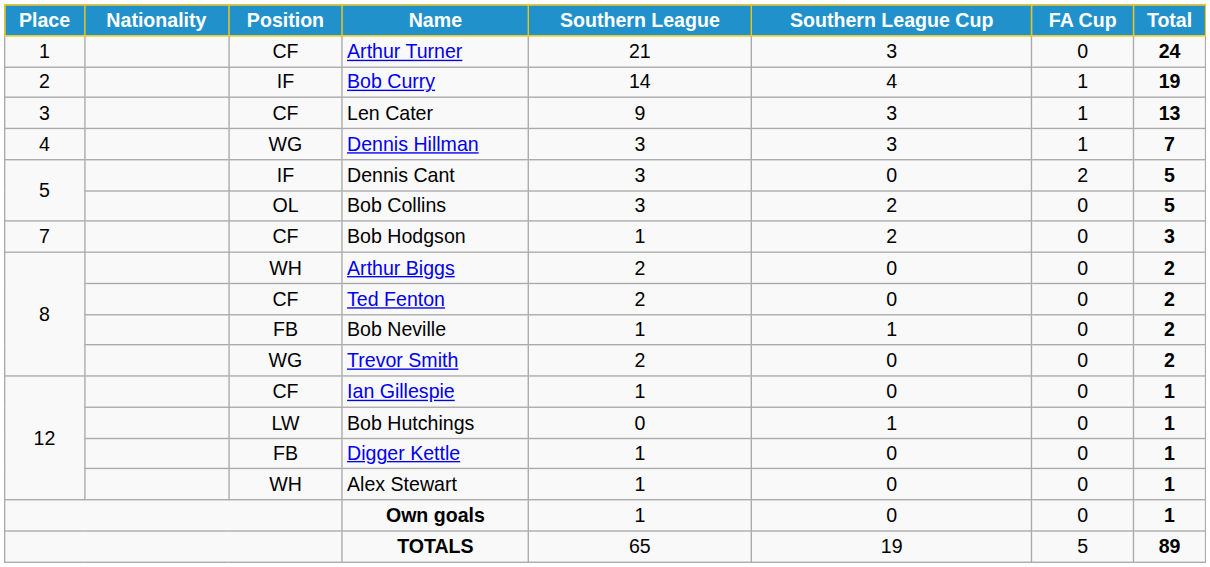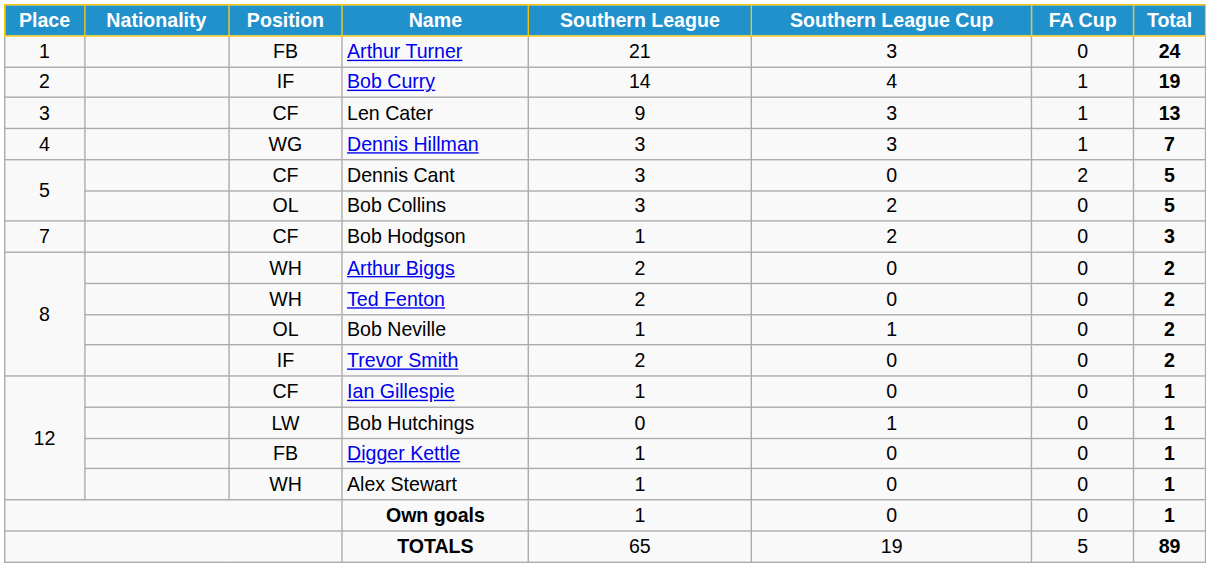(285, 51) CF -> (285, 51) FB
(285, 175) IF -> (285, 175) CF
(285, 299) CF -> (285, 299) WH
(285, 330) FB -> (285, 330) OL
(285, 361) WG -> (285, 361) IF
